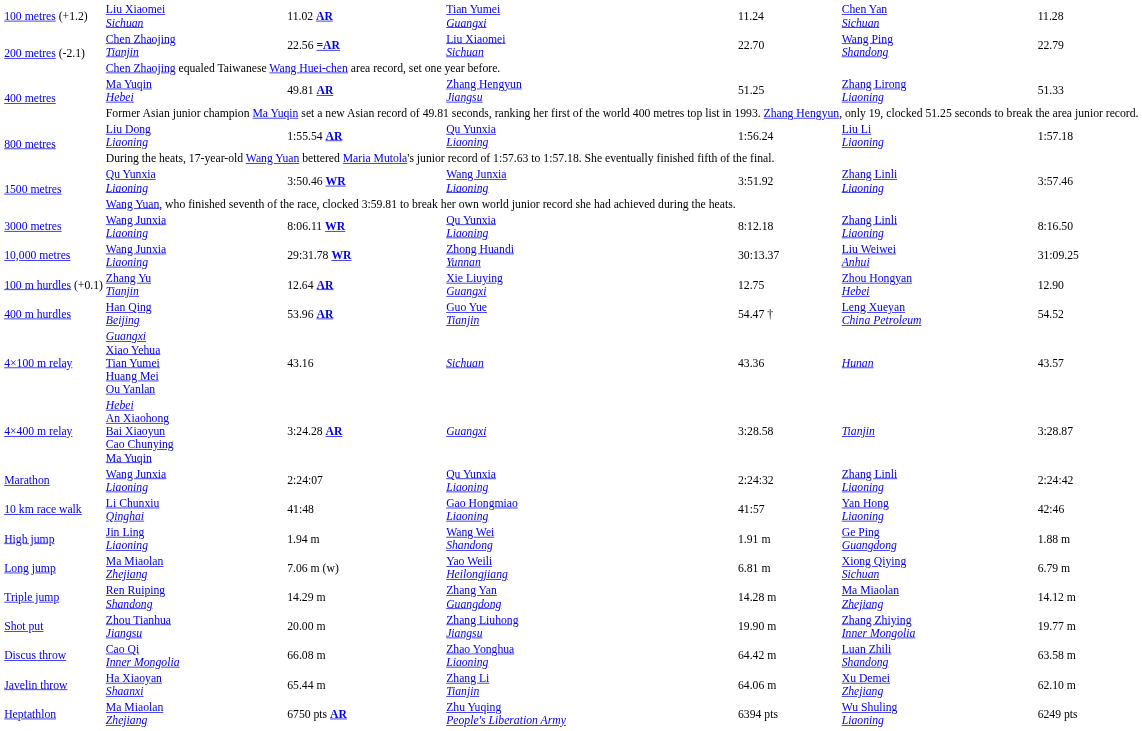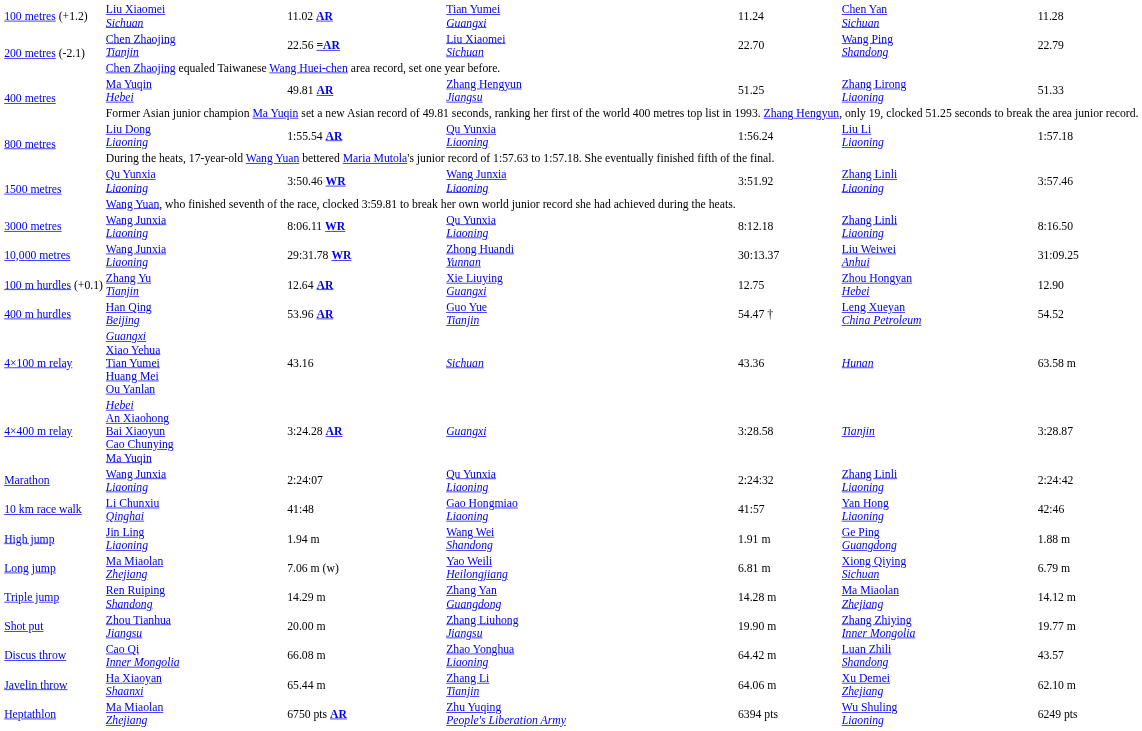(1051, 363) 43.57 -> (1057, 363) 63.58 m
(1057, 655) 63.58 m -> (1051, 655) 43.57
